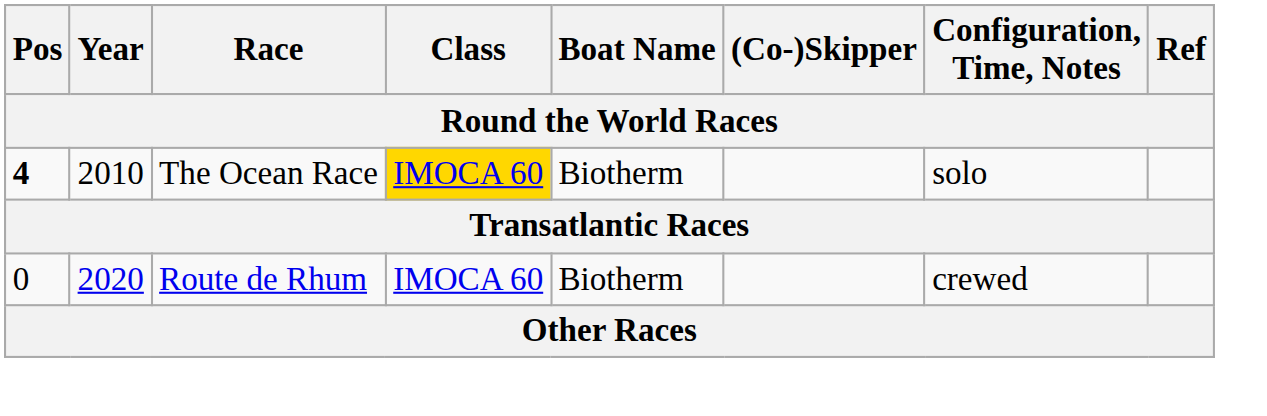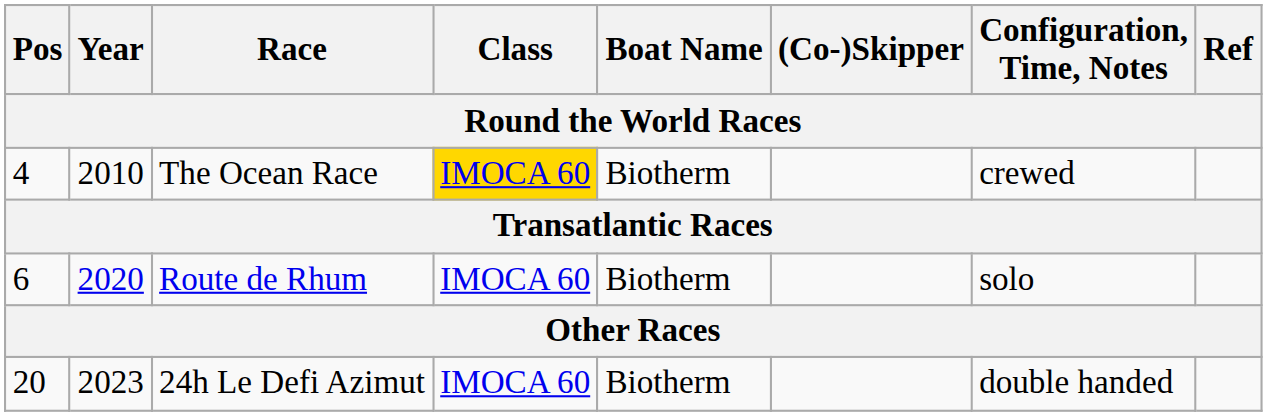(21, 173) bold -> (21, 173) normal
(960, 173) solo -> (1027, 173) crewed
(21, 278) 0 -> (21, 278) 6
(980, 278) crewed -> (1007, 278) solo
+ row: (292, 383)
